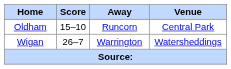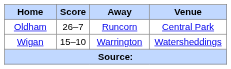(73, 27) 15–10 -> (73, 27) 26–7
(73, 42) 26–7 -> (73, 42) 15–10
